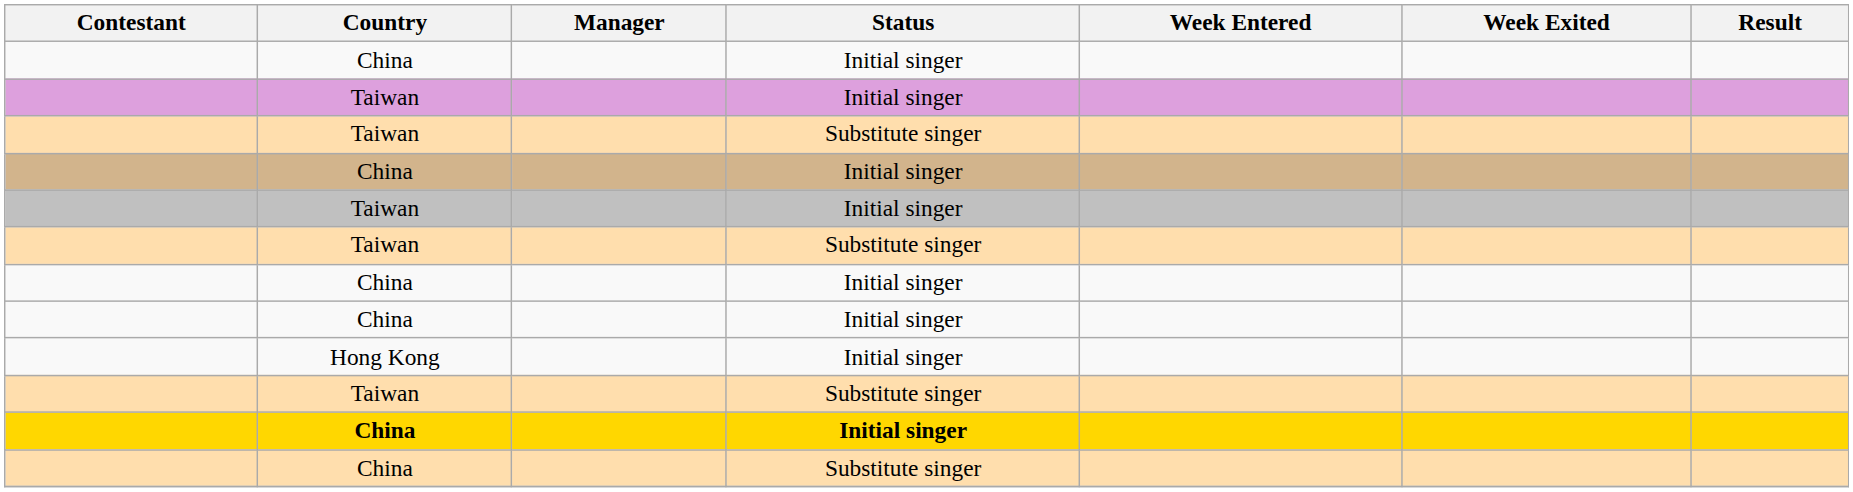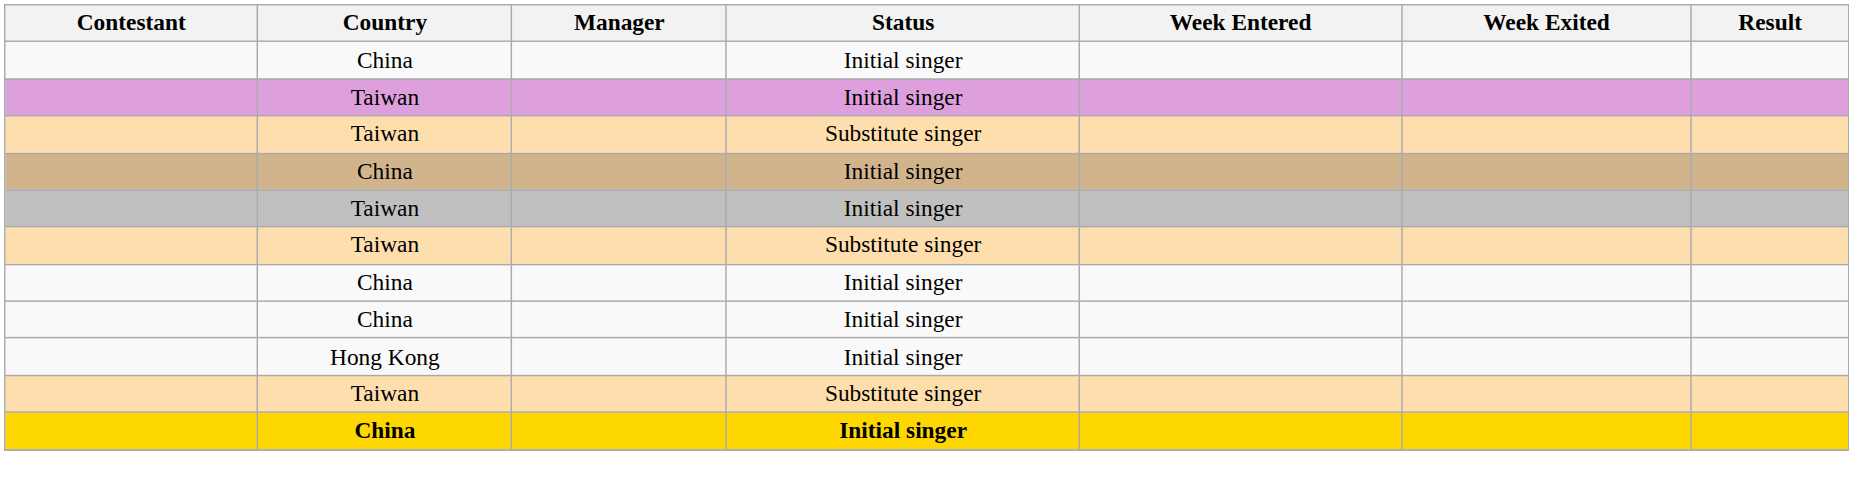- row: (385, 467)
